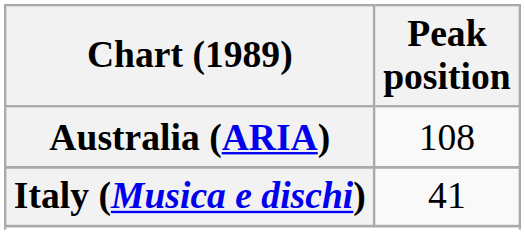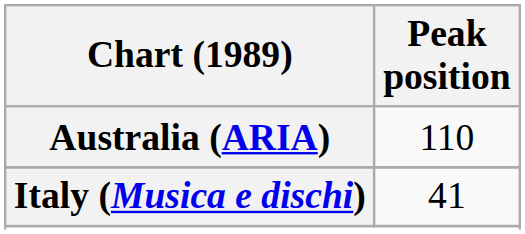(447, 136) 108 -> (447, 136) 110
